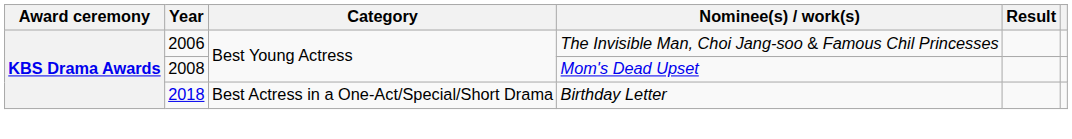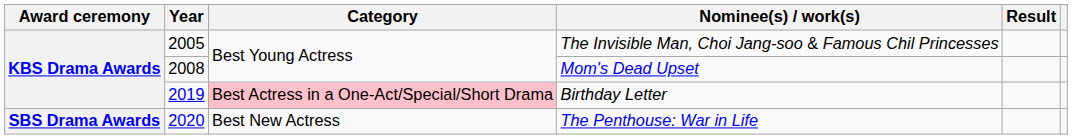(186, 43) 2006 -> (186, 43) 2005
(186, 95) 2018 -> (186, 95) 2019
(383, 95) no background -> (383, 95) pink background
+ row: (659, 120)
